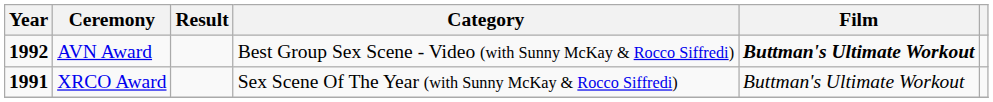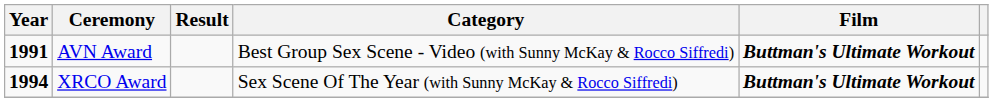(29, 50) 1992 -> (29, 50) 1991
(29, 81) 1991 -> (29, 81) 1994
(854, 81) normal -> (859, 81) bold
